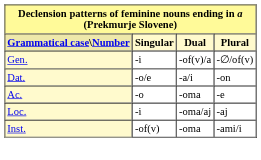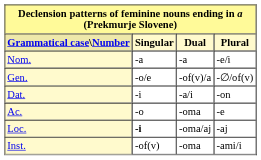+ row: (19, 59)
(138, 59) -i -> (143, 77) -o/e
(143, 77) -o/e -> (138, 94) -i
(138, 111) normal -> (138, 128) bold
